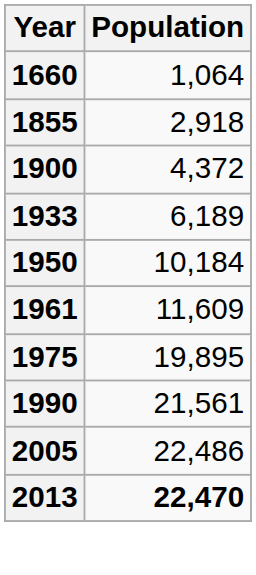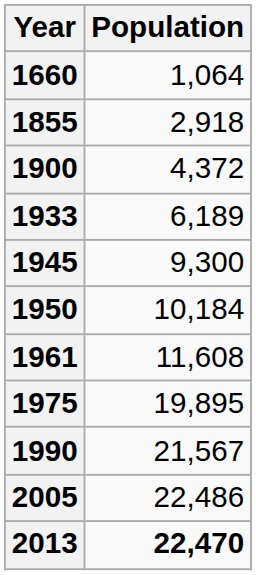+ row: (45, 262)
(200, 309) 11,609 -> (200, 356) 11,608
(199, 403) 21,561 -> (199, 450) 21,567
